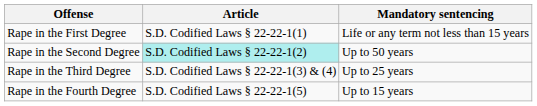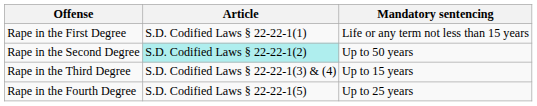(378, 71) Up to 25 years -> (378, 71) Up to 15 years
(378, 91) Up to 15 years -> (378, 91) Up to 25 years
